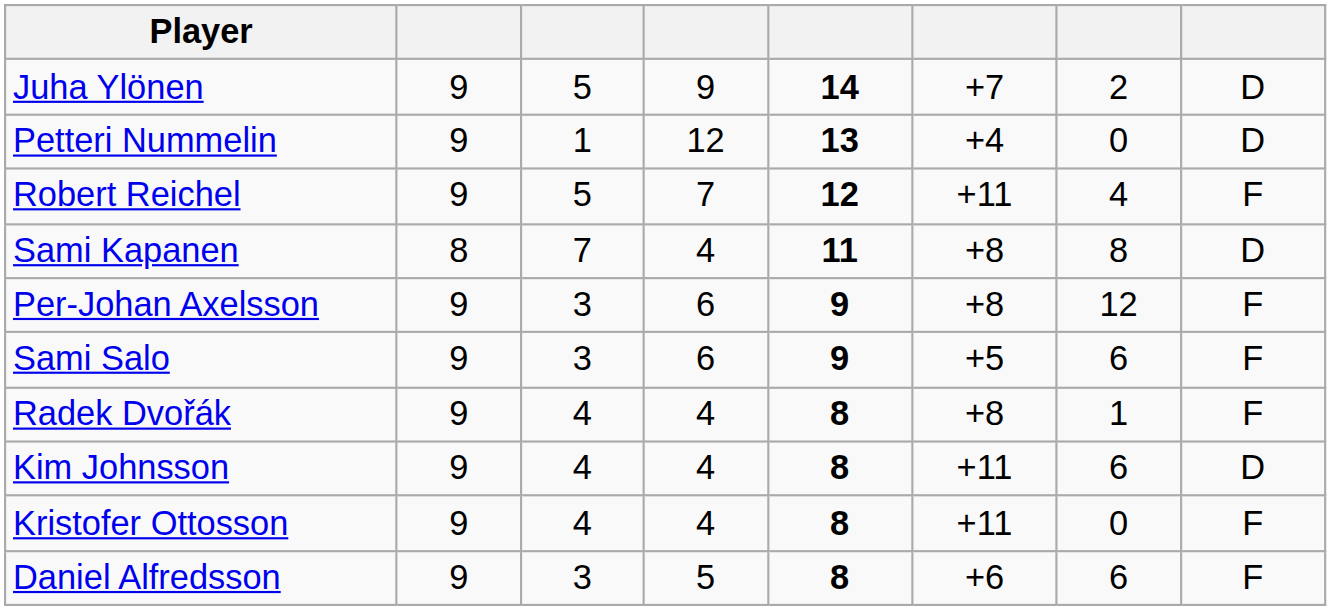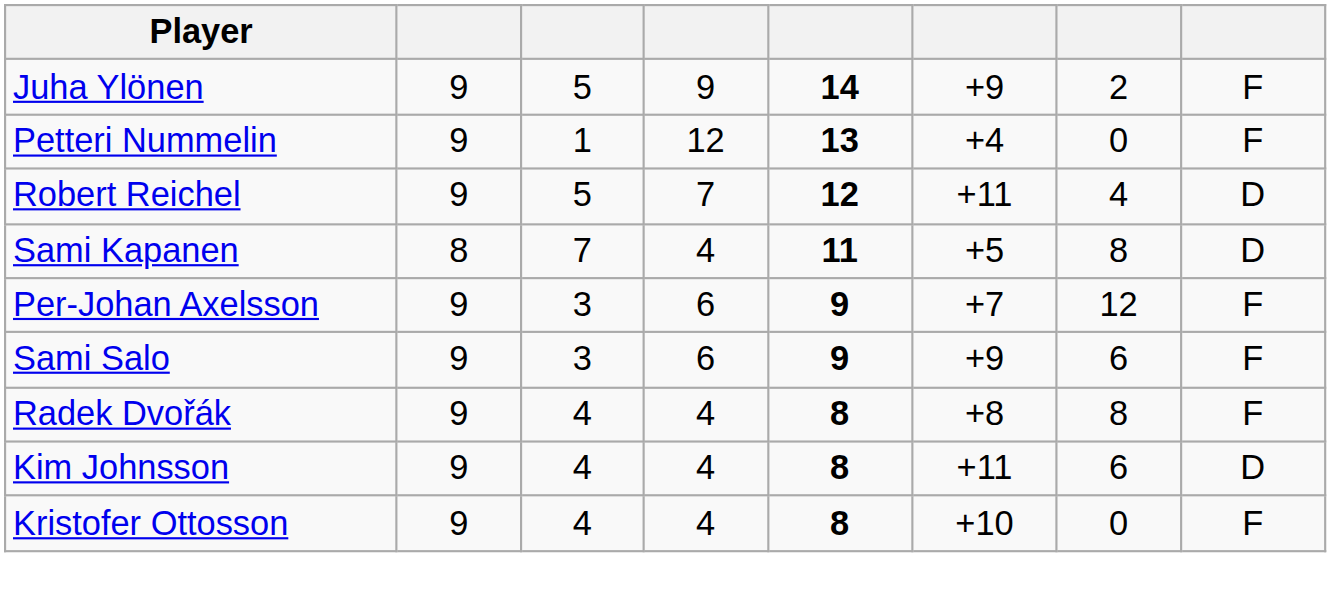(985, 86) +7 -> (985, 86) +9
(1253, 86) D -> (1253, 86) F
(1253, 140) D -> (1253, 140) F
(1253, 195) F -> (1253, 195) D
(985, 250) +8 -> (985, 250) +5
(985, 304) +8 -> (985, 304) +7
(985, 359) +5 -> (985, 359) +9
(1119, 413) 1 -> (1119, 413) 8
(985, 522) +11 -> (985, 522) +10
- row: (147, 577)
